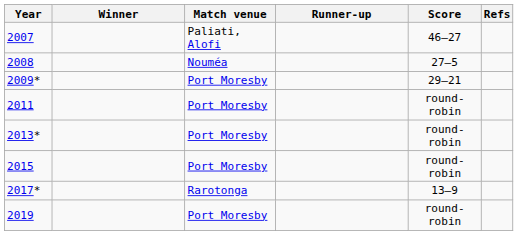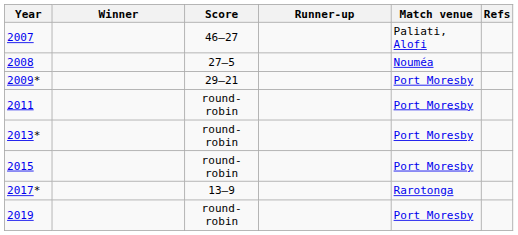columns swapped: (445, 13) <-> (230, 13)
